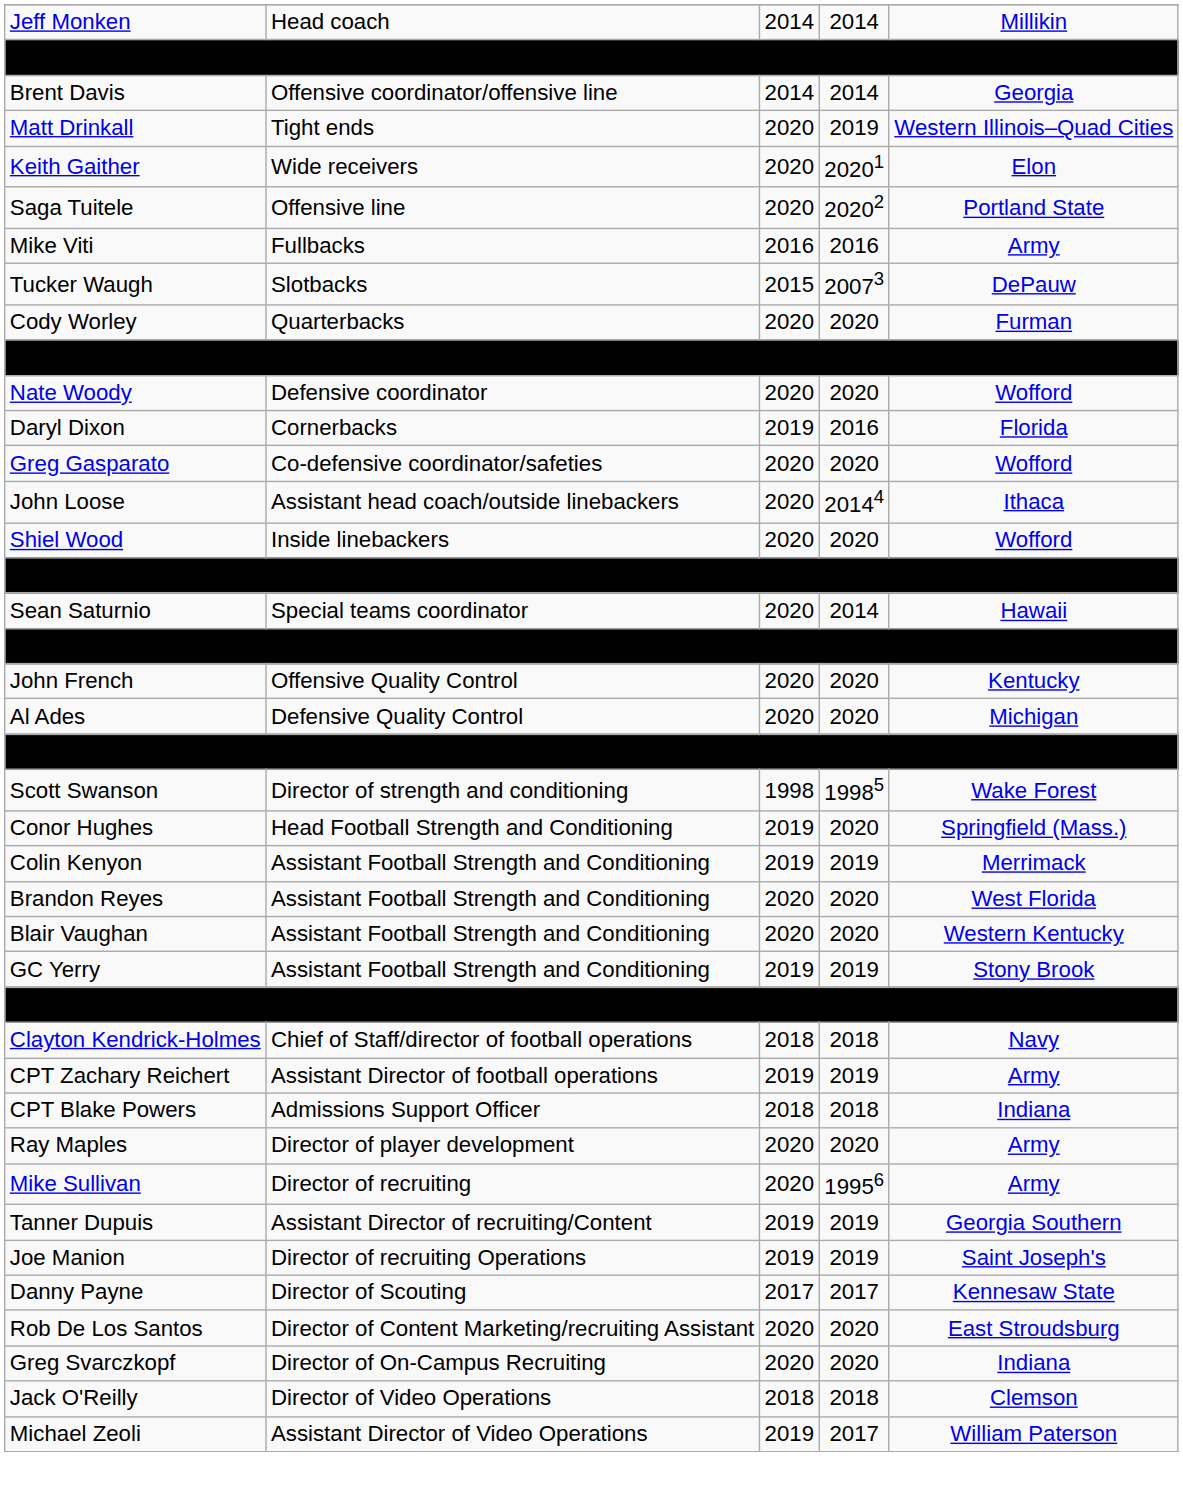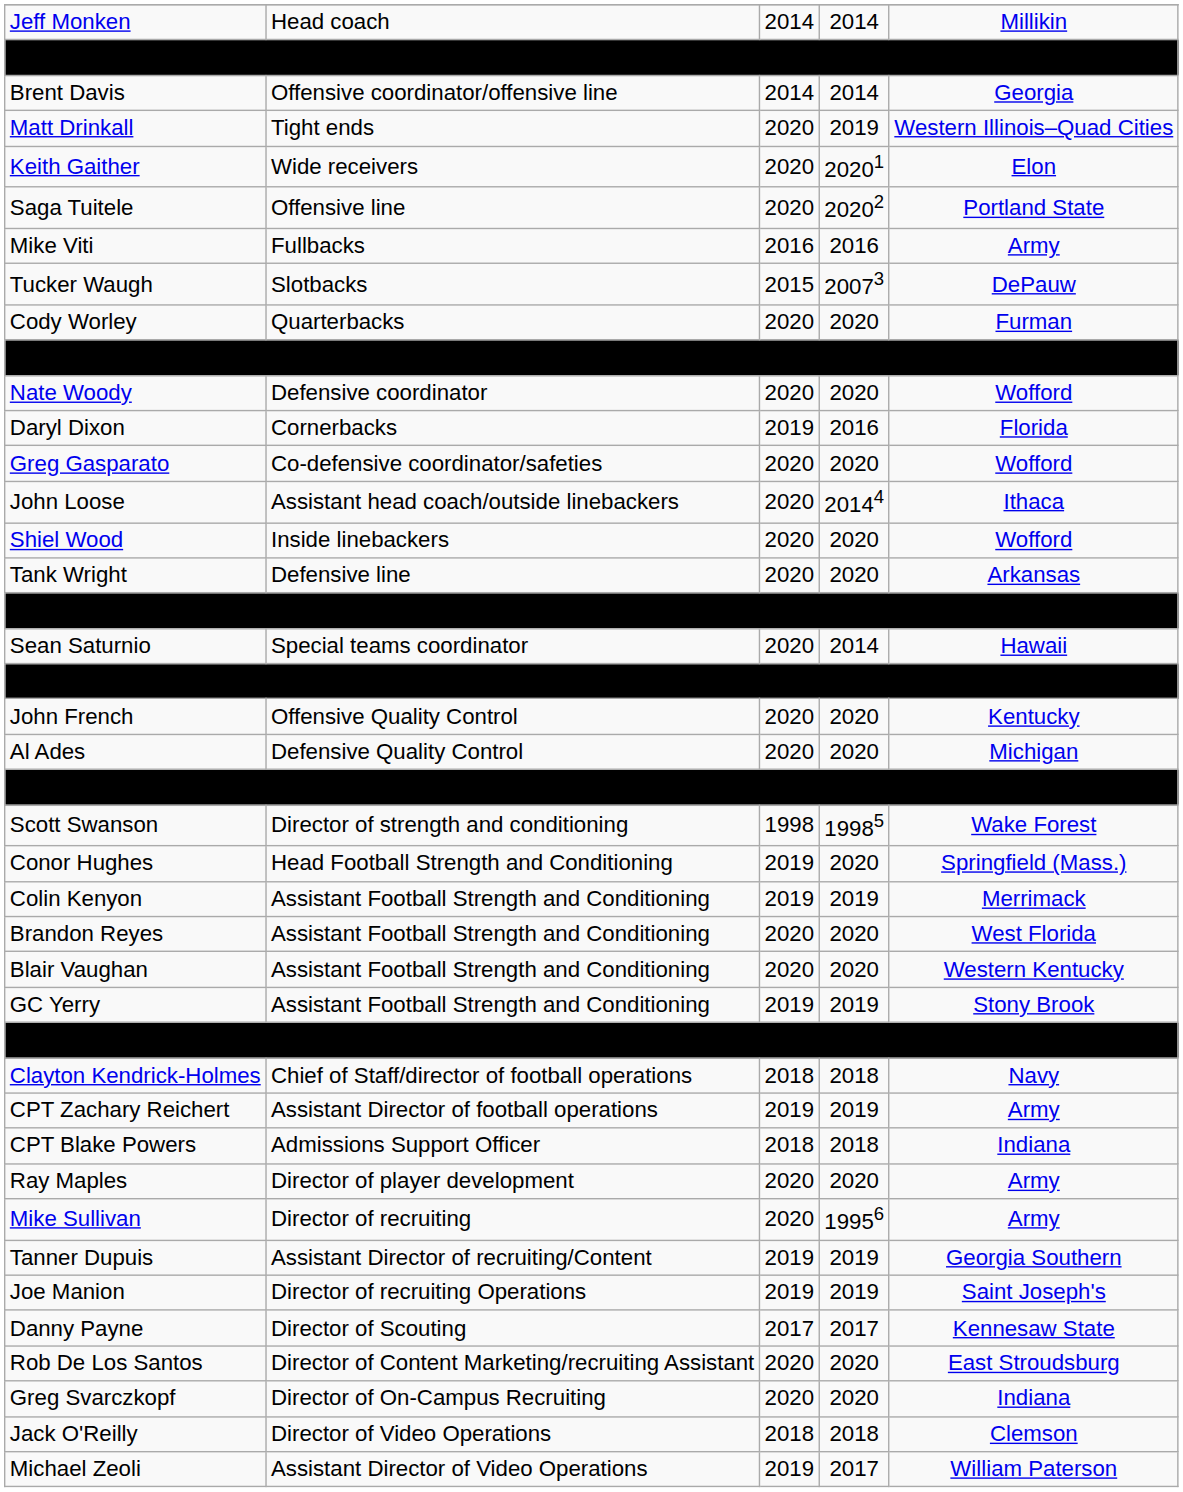+ row: (68, 575)
